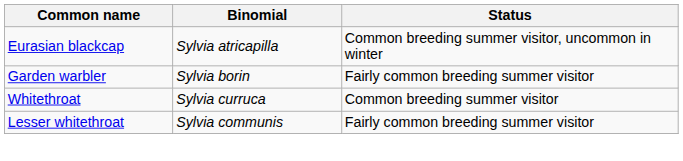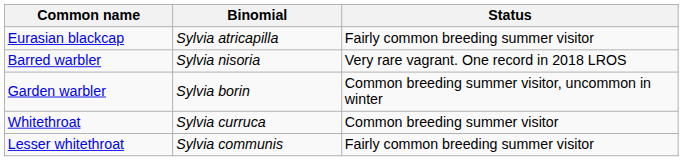(498, 46) Common breeding summer visitor, uncommon in winter -> (469, 38) Fairly common breeding summer visitor
+ row: (54, 60)
(469, 76) Fairly common breeding summer visitor -> (498, 91) Common breeding summer visitor, uncommon in winter
